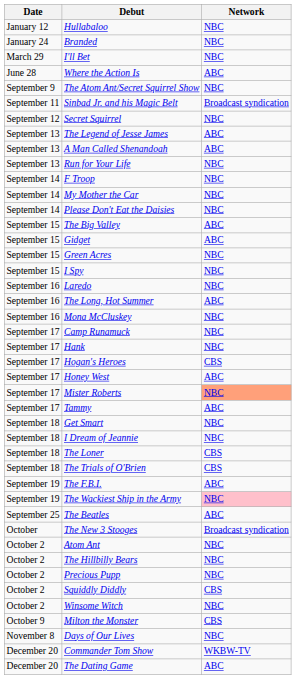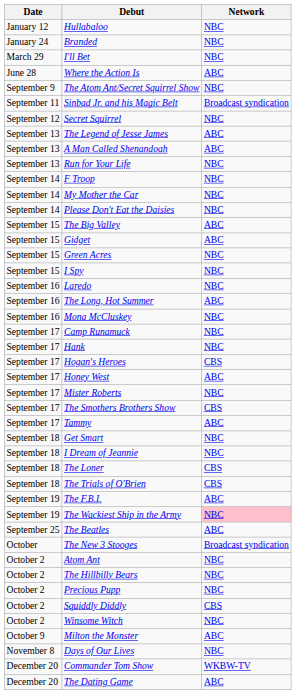(214, 392) lightsalmon background -> (214, 392) no background
+ row: (120, 407)
(213, 621) CBS -> (214, 636) ABC
